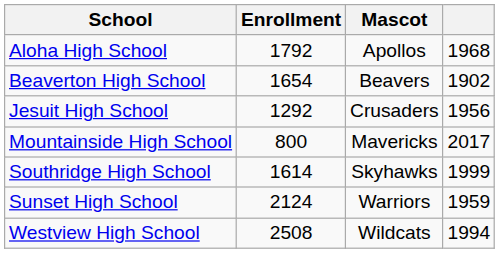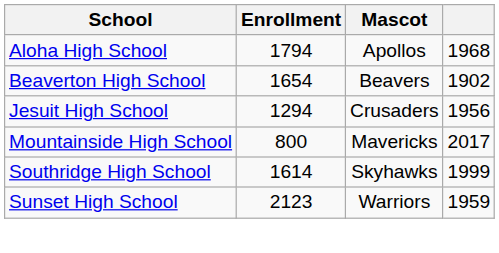(291, 50) 1792 -> (291, 50) 1794
(291, 111) 1292 -> (291, 111) 1294
(291, 202) 2124 -> (291, 202) 2123
- row: (104, 232)
